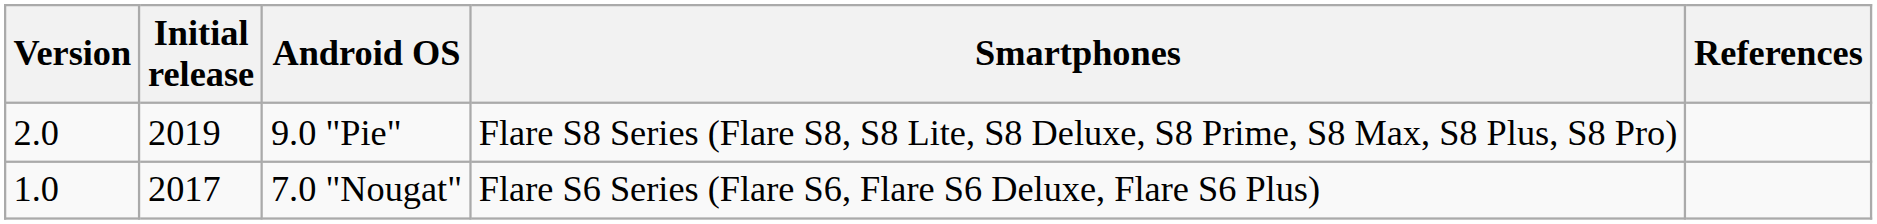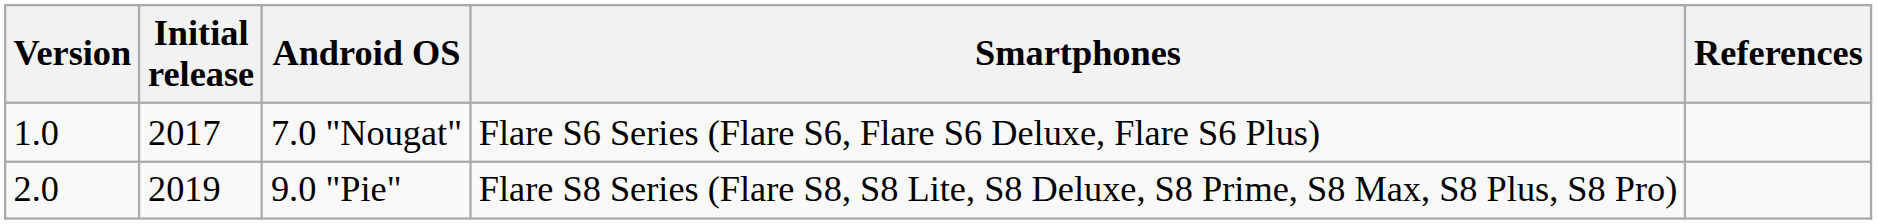rows swapped: (366, 189) <-> (336, 131)
